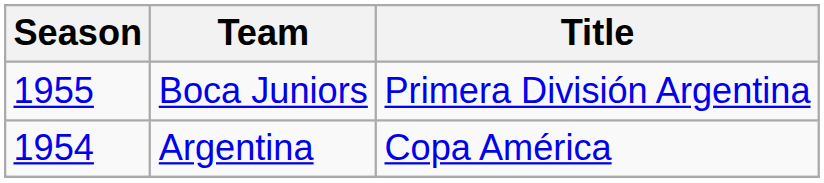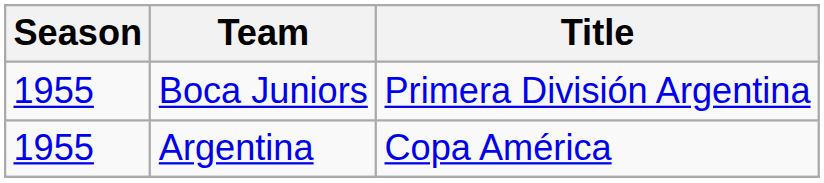(54, 147) 1954 -> (54, 147) 1955
